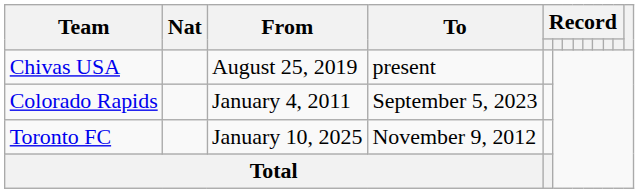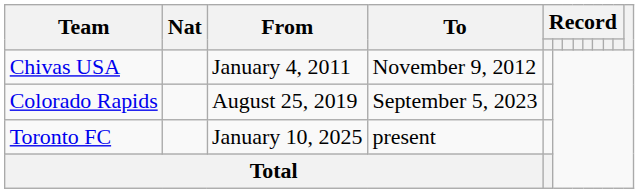(285, 66) August 25, 2019 -> (281, 66) January 4, 2011
(404, 66) present -> (454, 66) November 9, 2012
(281, 101) January 4, 2011 -> (285, 101) August 25, 2019
(454, 136) November 9, 2012 -> (404, 136) present
